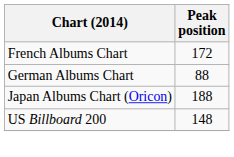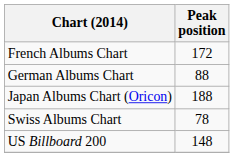+ row: (64, 119)
